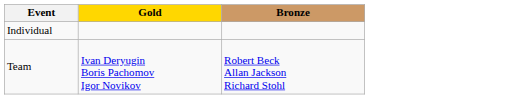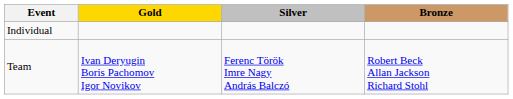+ column: (293, 13)
